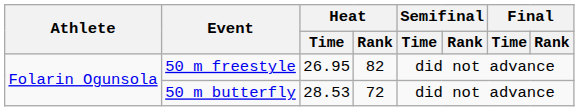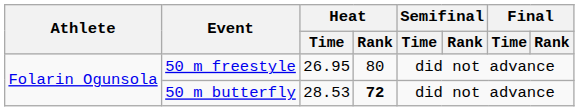(375, 67) 82 -> (375, 67) 80
(375, 93) normal -> (375, 93) bold
